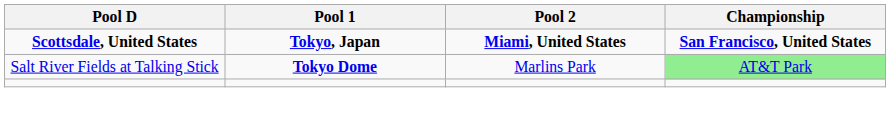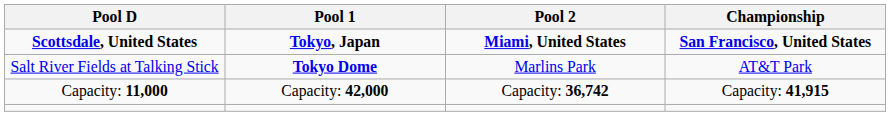(775, 66) lightgreen background -> (775, 66) no background
+ row: (115, 91)
